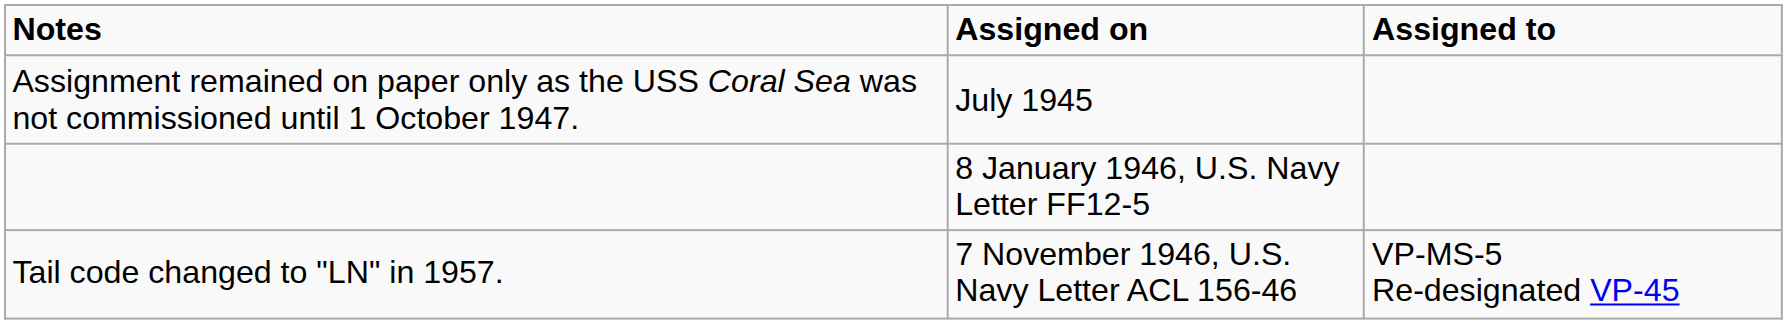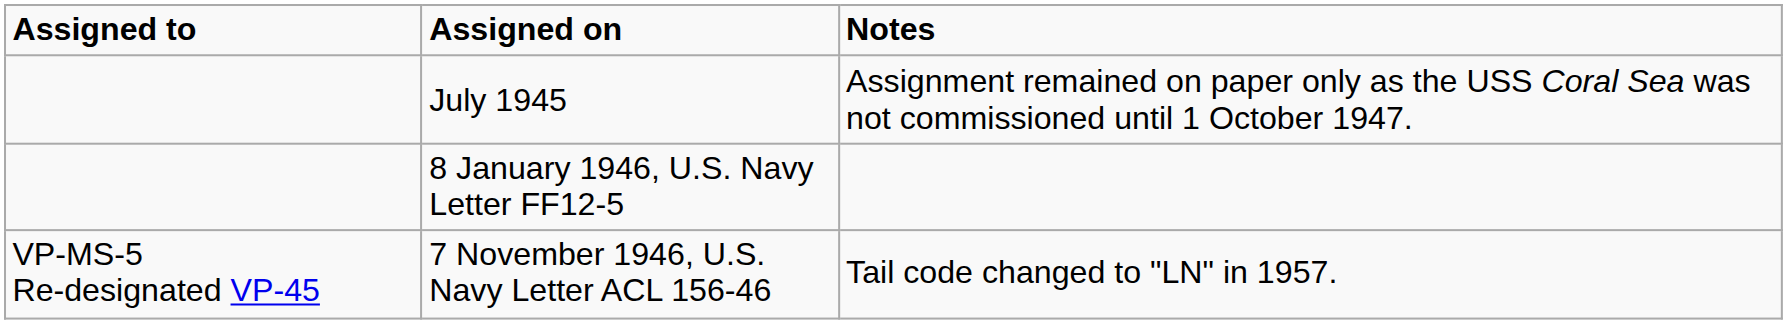columns swapped: (1464, 30) <-> (57, 30)
